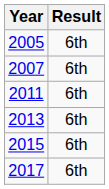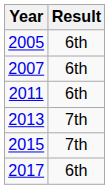(76, 119) 6th -> (76, 119) 7th
(76, 145) 6th -> (76, 145) 7th
